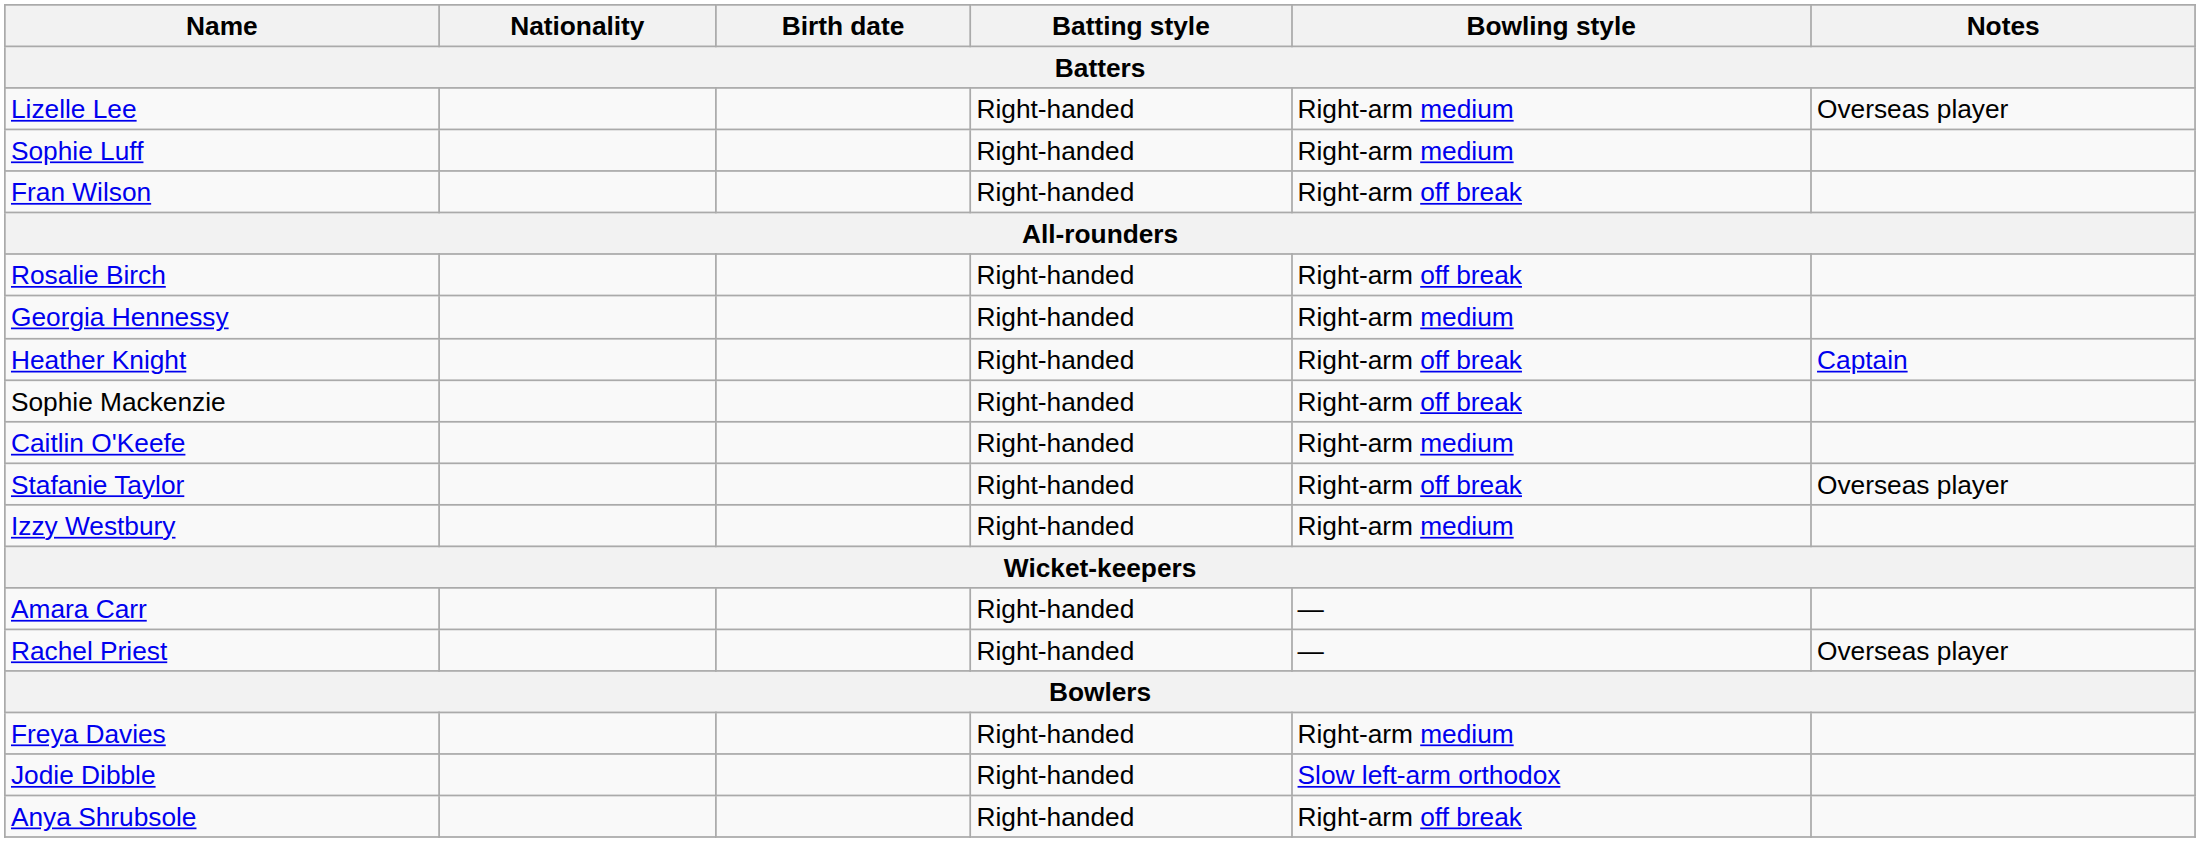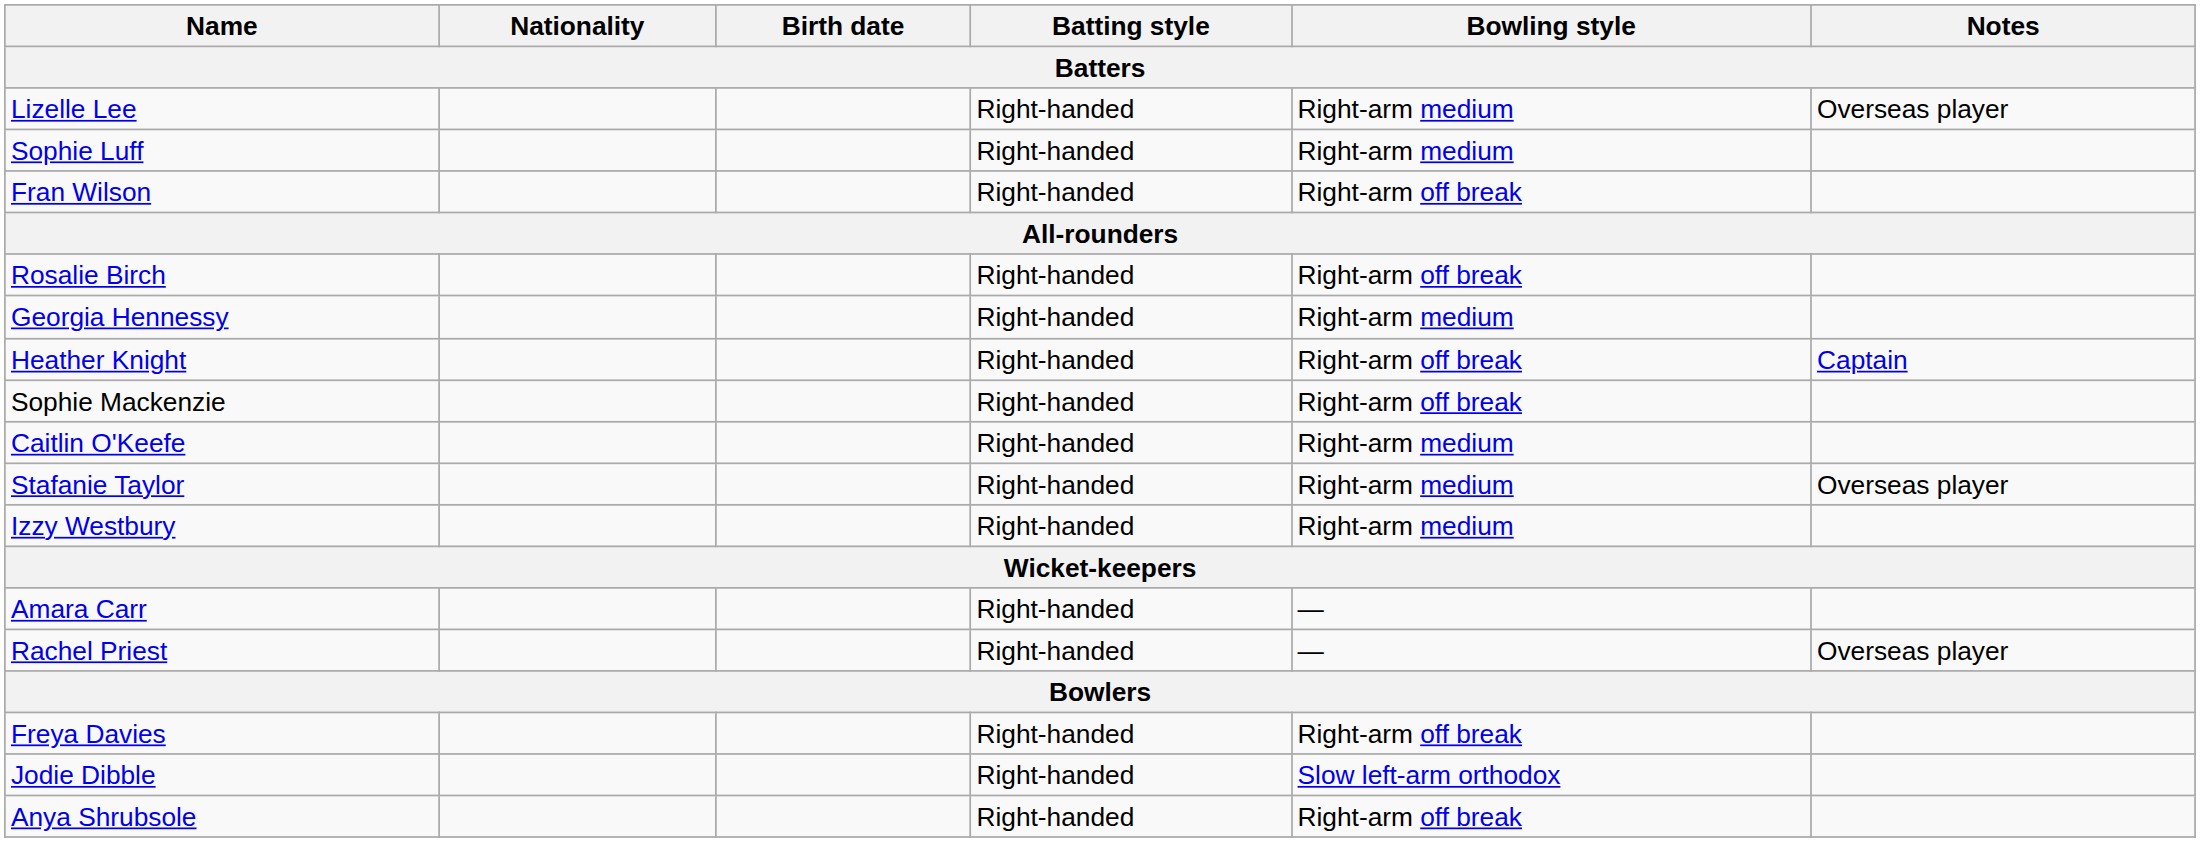(1410, 484) Right-arm off break -> (1406, 484) Right-arm medium
(1406, 734) Right-arm medium -> (1410, 734) Right-arm off break
